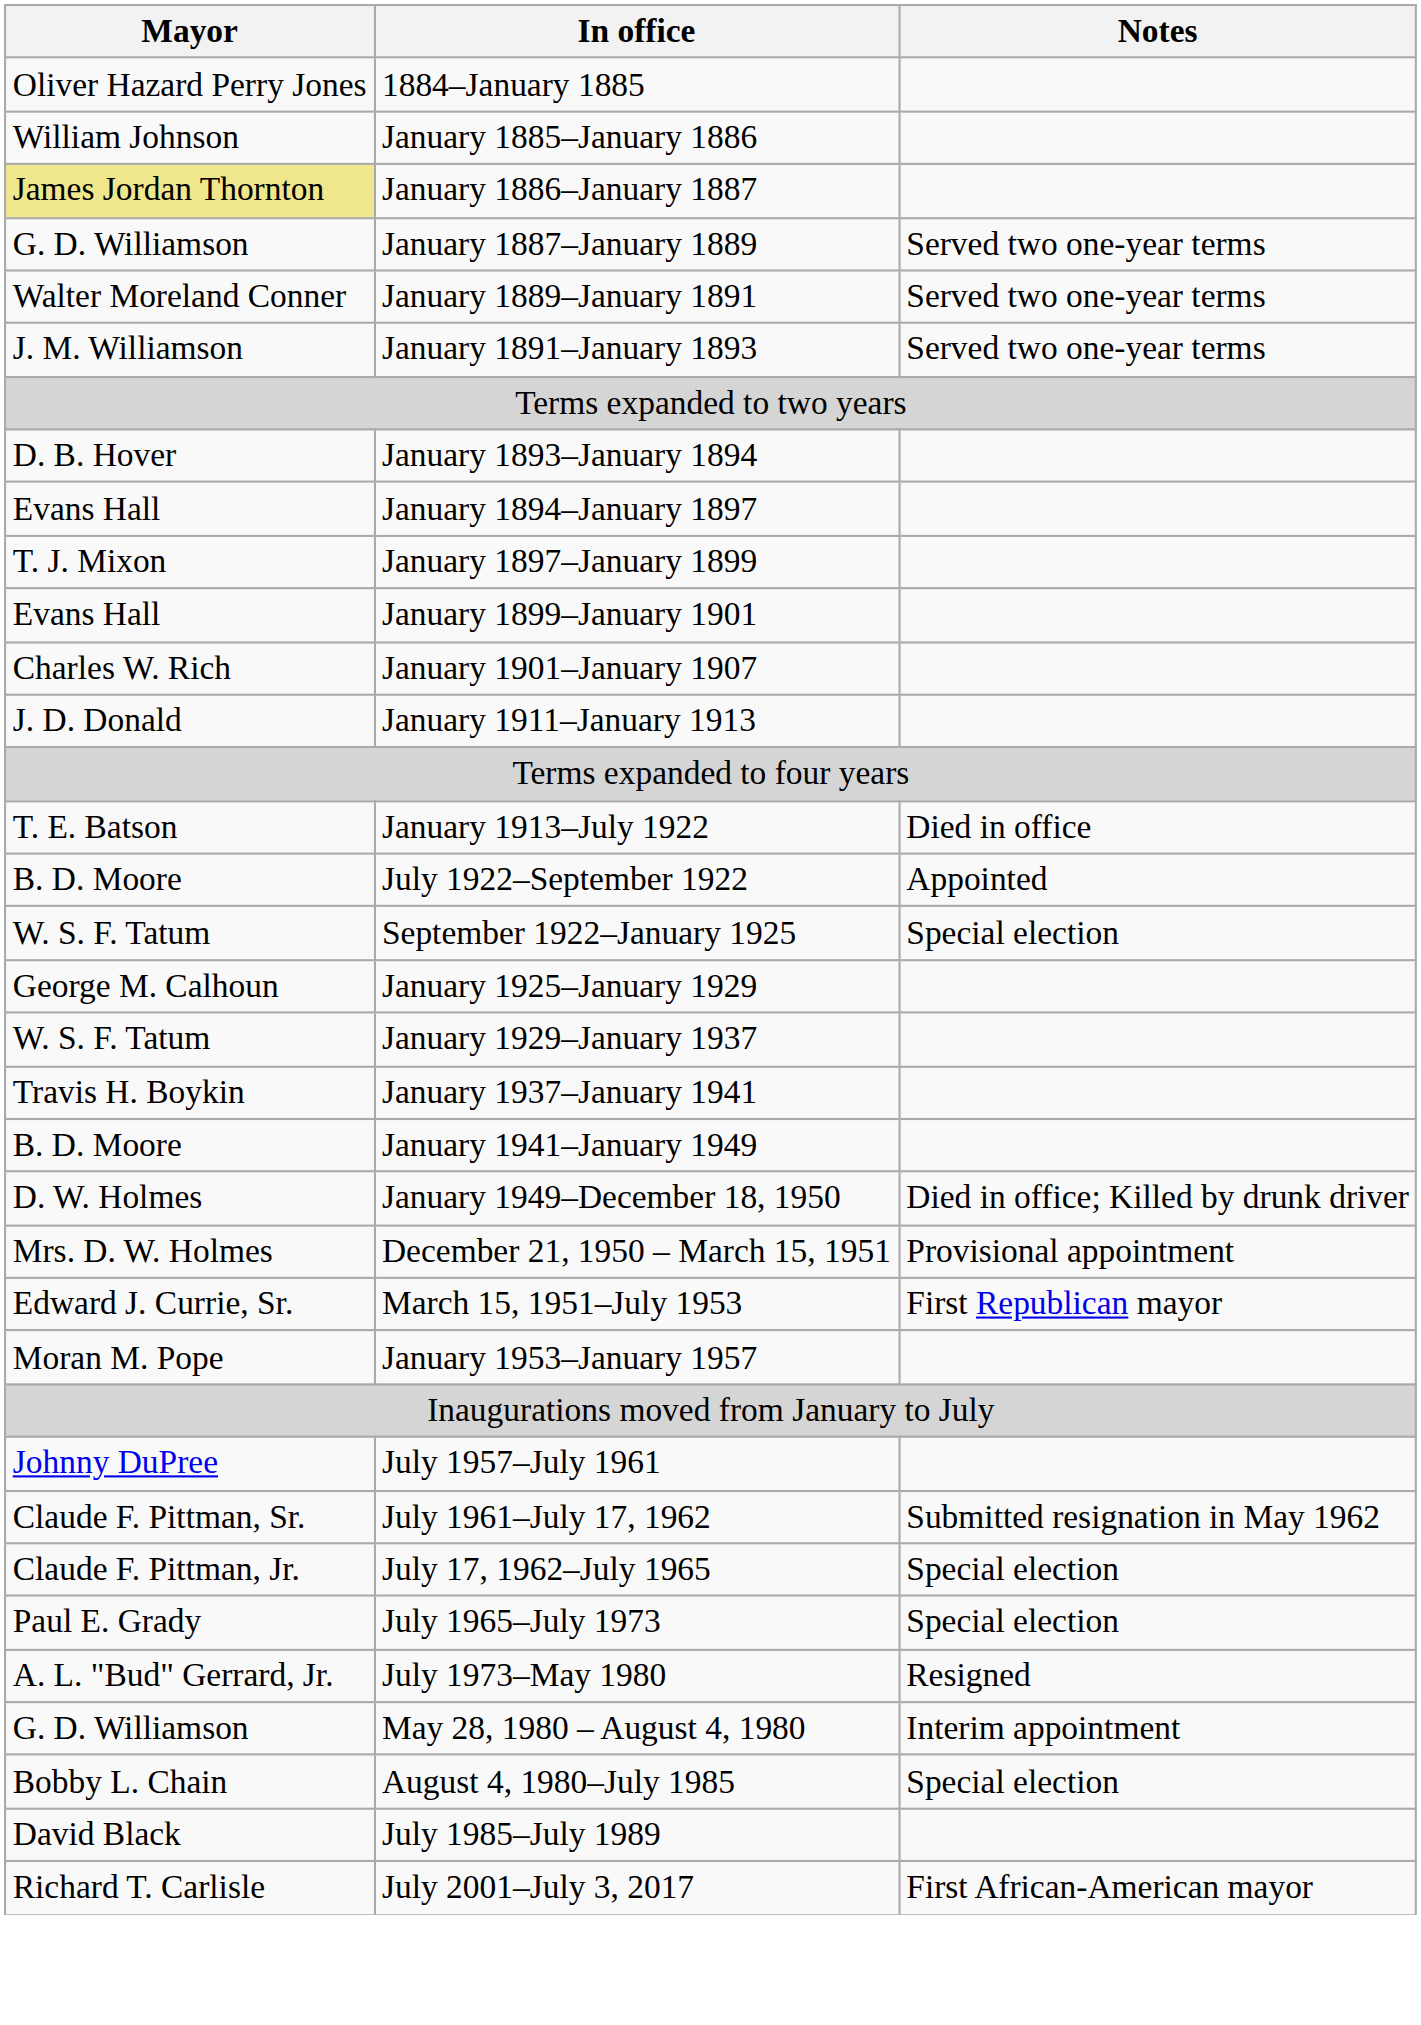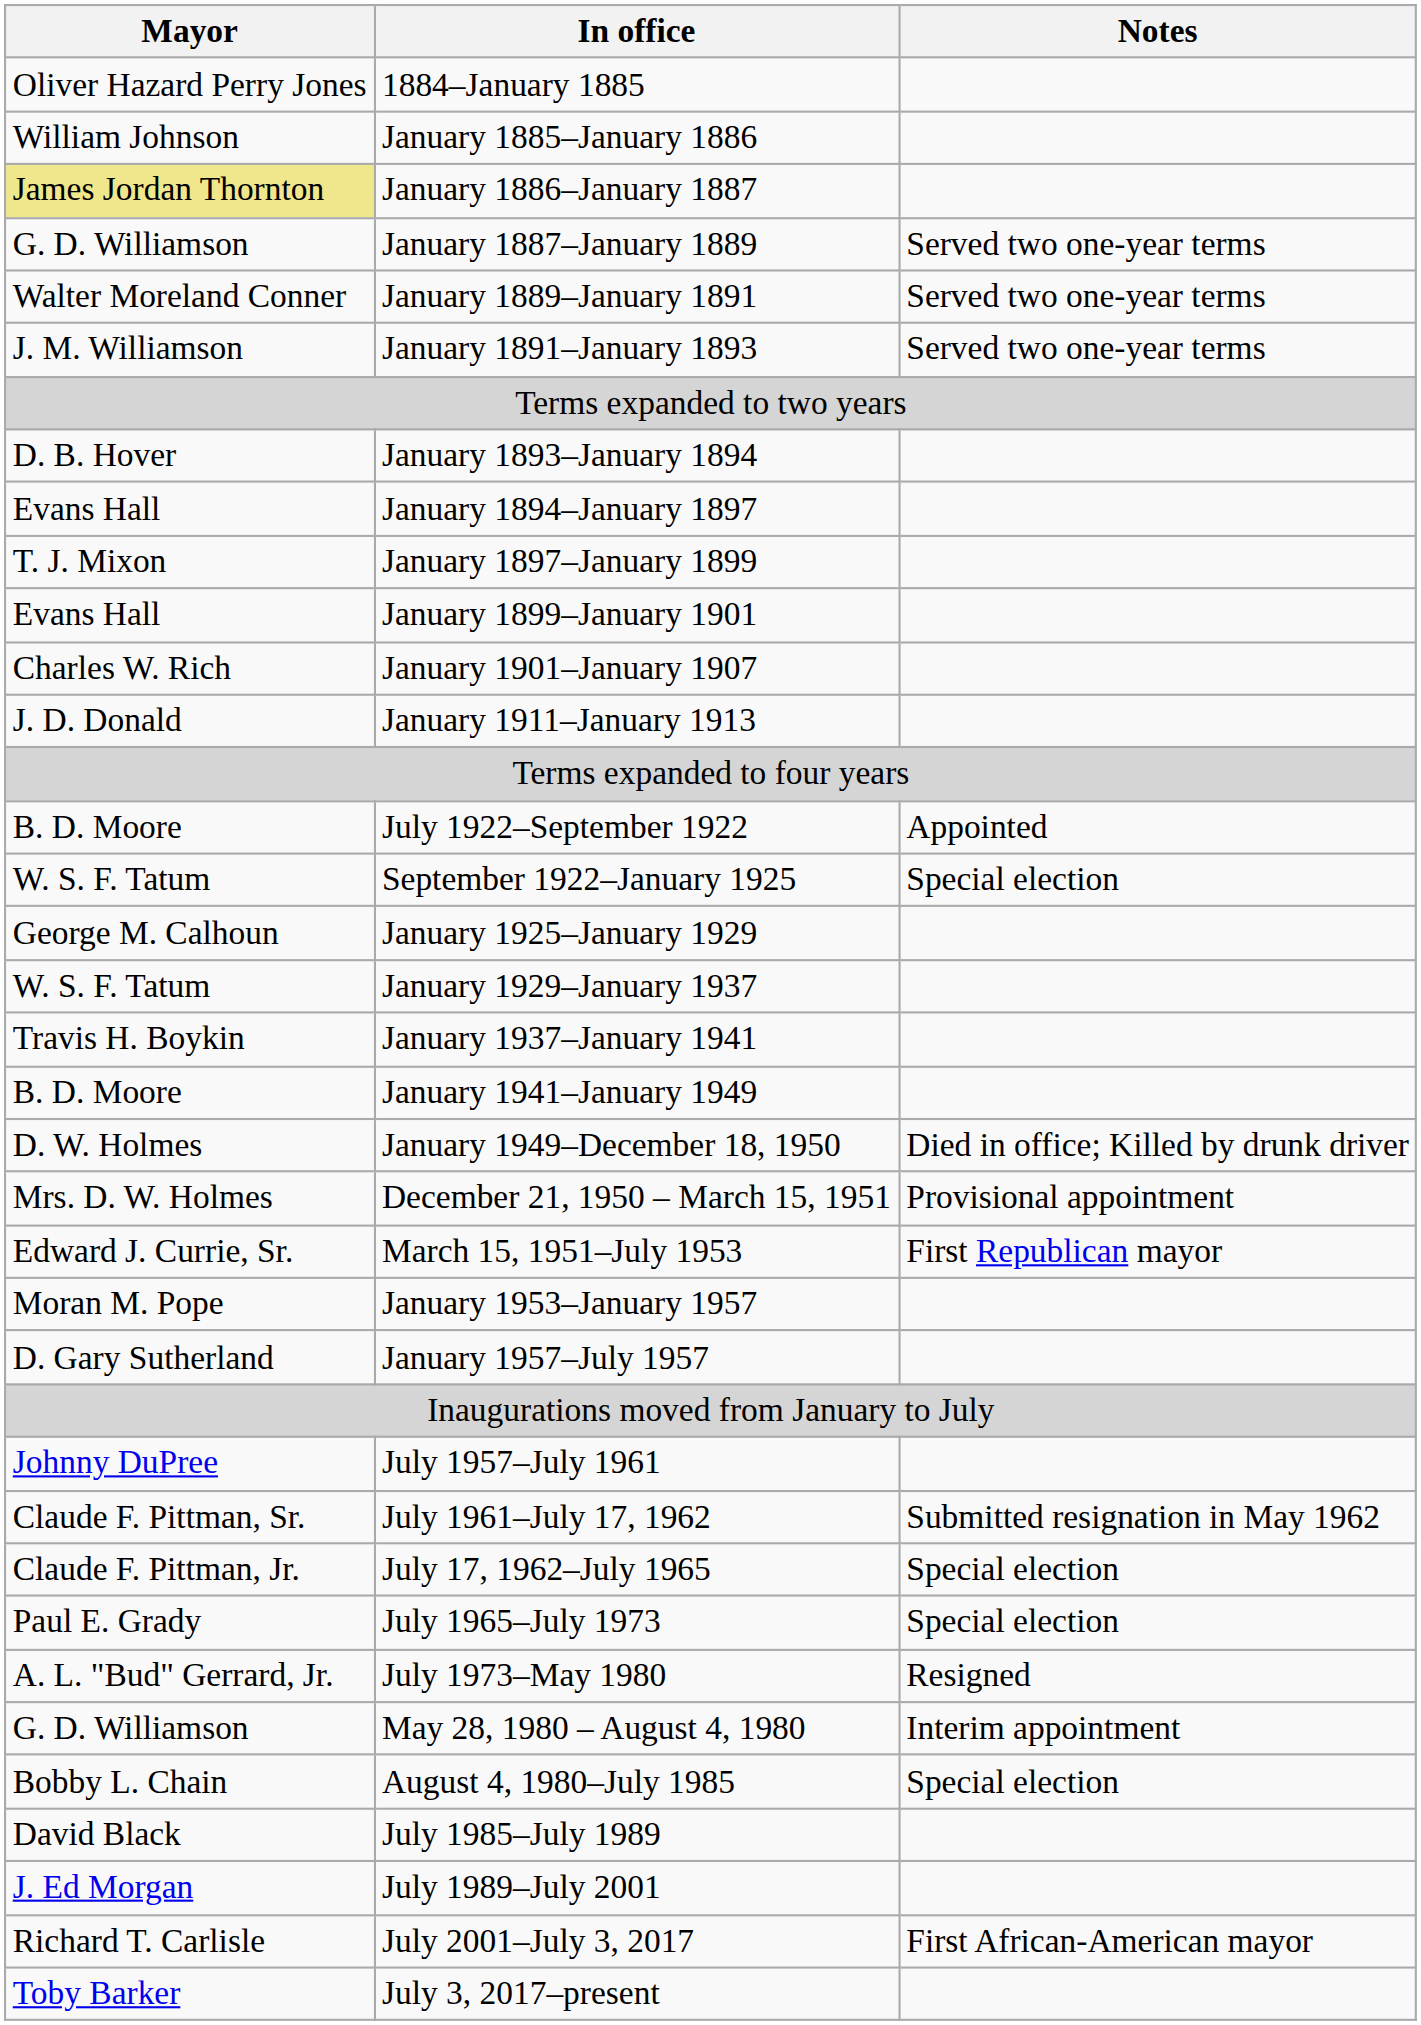- row: (545, 826)
+ row: (545, 1356)
+ row: (521, 1887)
+ row: (521, 1993)
